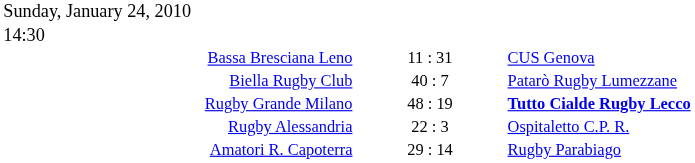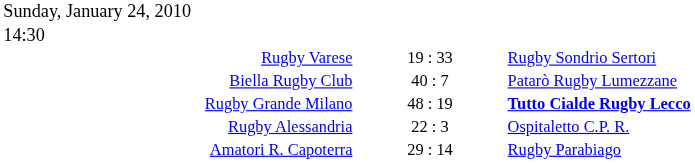+ row: (307, 58)
- row: (280, 58)
